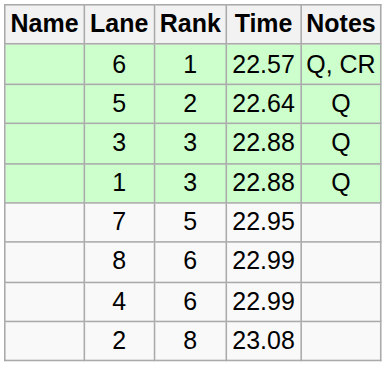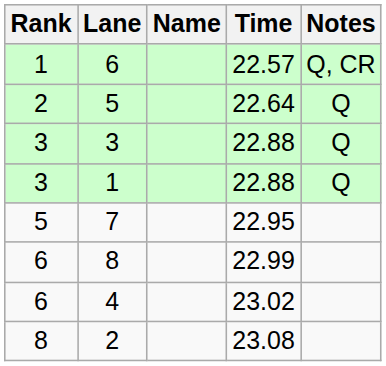columns swapped: (190, 24) <-> (45, 24)
(264, 301) 22.99 -> (264, 301) 23.02
